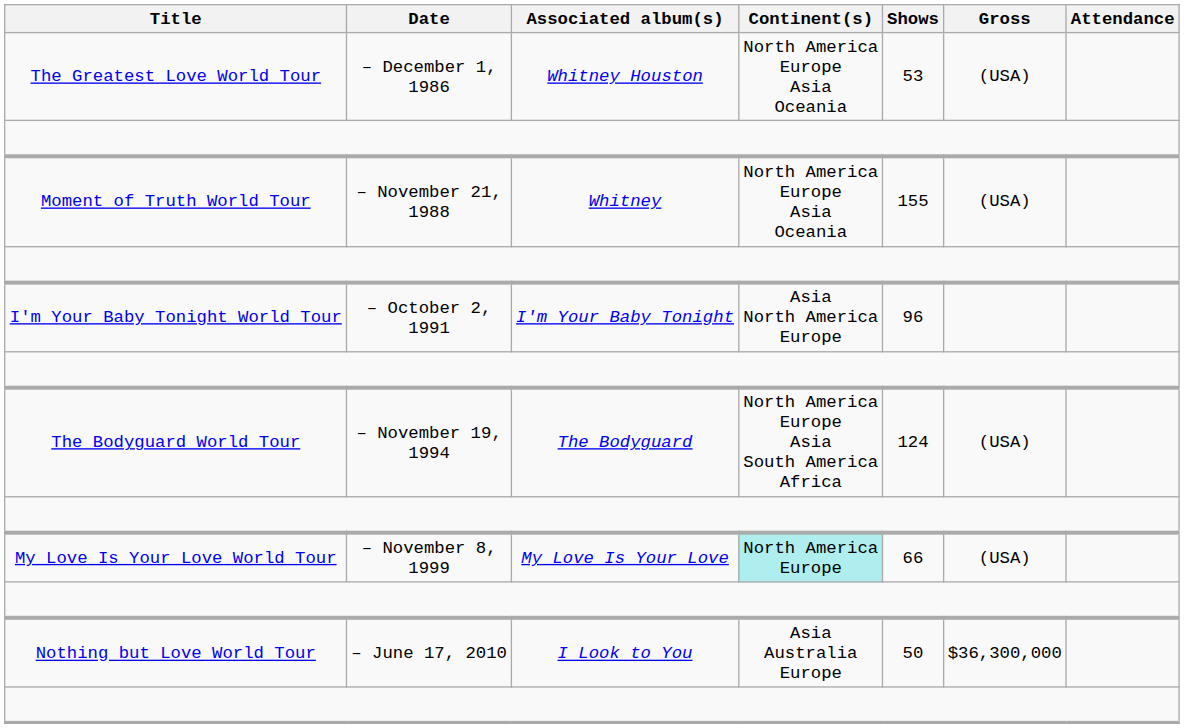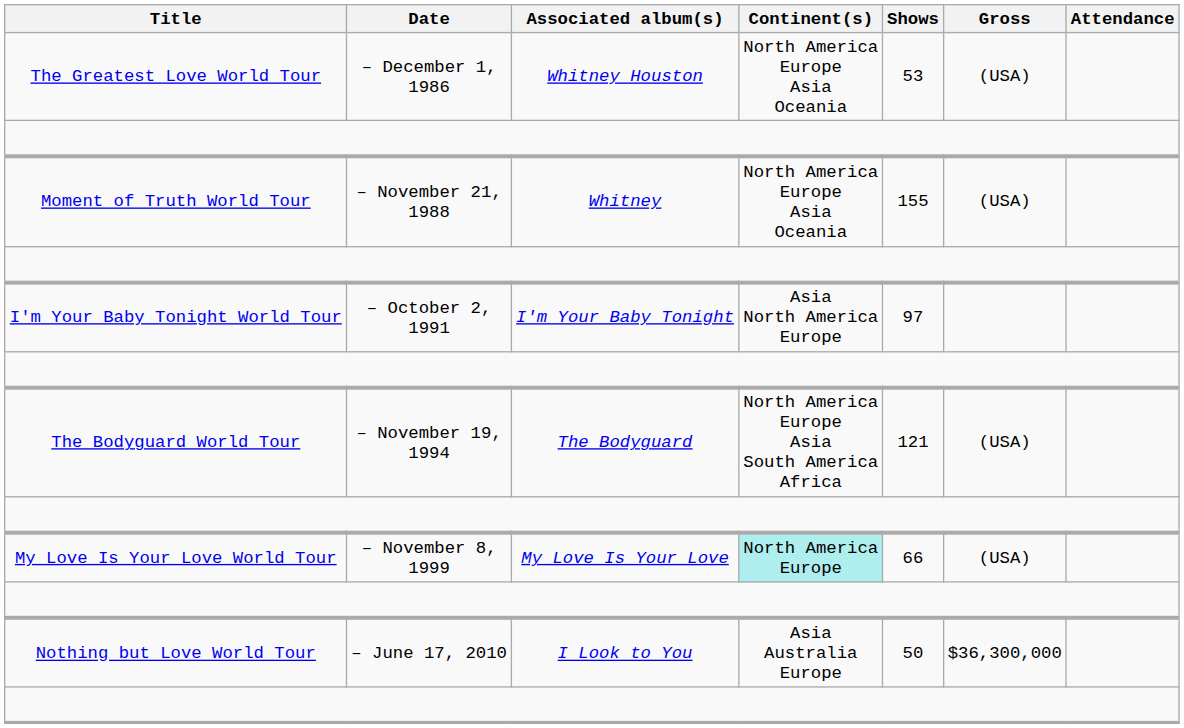(913, 317) 96 -> (913, 317) 97
(913, 443) 124 -> (913, 443) 121
